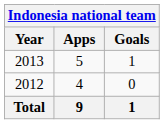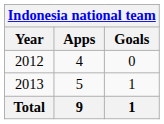rows swapped: (29, 84) <-> (29, 61)
